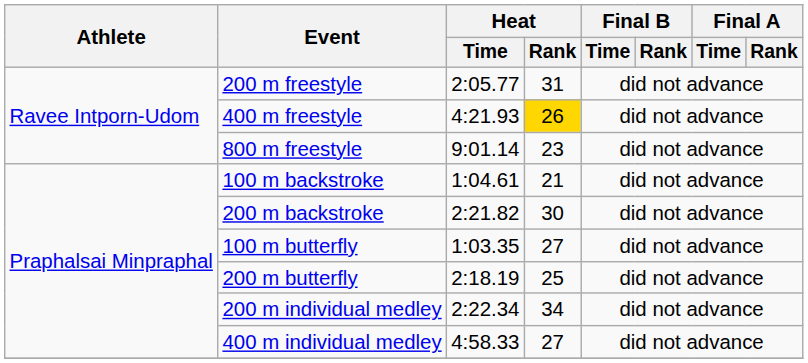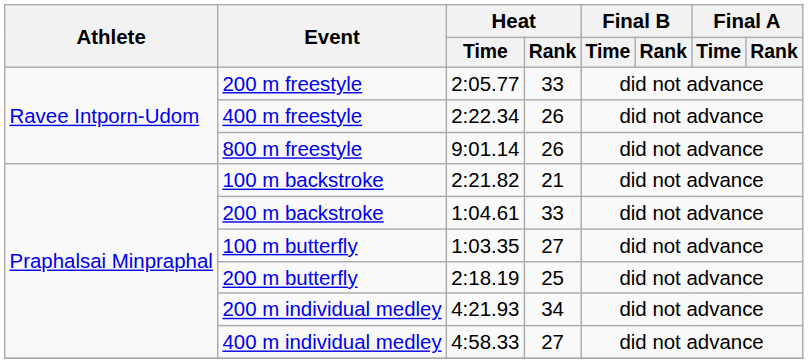(553, 84) 31 -> (553, 84) 33
(485, 116) 4:21.93 -> (485, 116) 2:22.34
(553, 116) gold background -> (553, 116) no background
(553, 149) 23 -> (553, 149) 26
(485, 181) 1:04.61 -> (485, 181) 2:21.82
(485, 213) 2:21.82 -> (485, 213) 1:04.61
(553, 213) 30 -> (553, 213) 33
(485, 310) 2:22.34 -> (485, 310) 4:21.93
